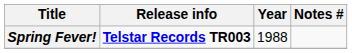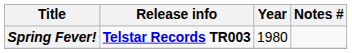(272, 37) 1988 -> (272, 37) 1980
